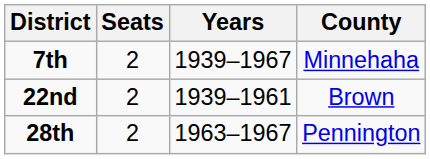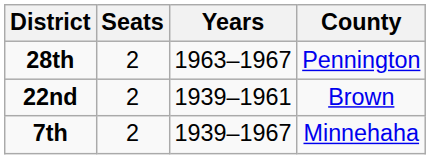rows swapped: (50, 60) <-> (50, 134)
